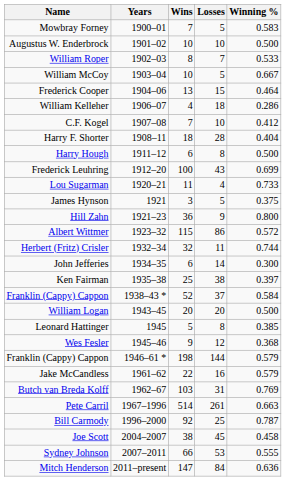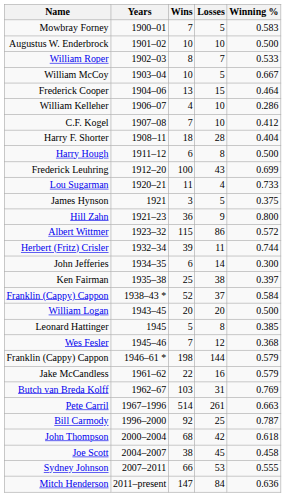(220, 106) 18 -> (220, 106) 10
(188, 248) 32 -> (188, 248) 39
(190, 342) 9 -> (190, 342) 7
+ row: (77, 437)
